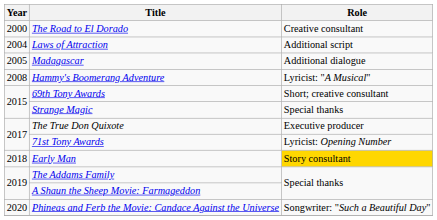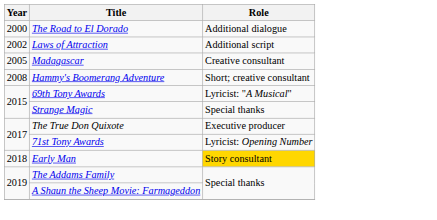(323, 28) Creative consultant -> (246, 28) Additional dialogue
(17, 45) 2004 -> (17, 45) 2002
(325, 61) Additional dialogue -> (245, 61) Creative consultant
(327, 77) Lyricist: "A Musical" -> (257, 77) Short; creative consultant
(336, 93) Short; creative consultant -> (248, 93) Lyricist: "A Musical"
- row: (155, 207)
